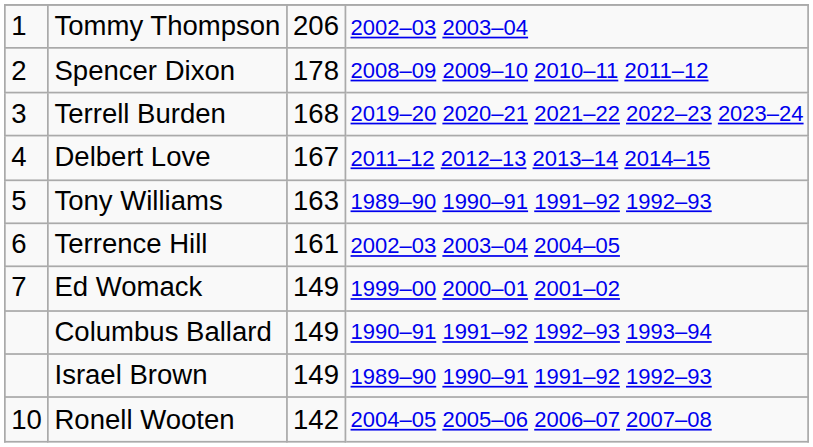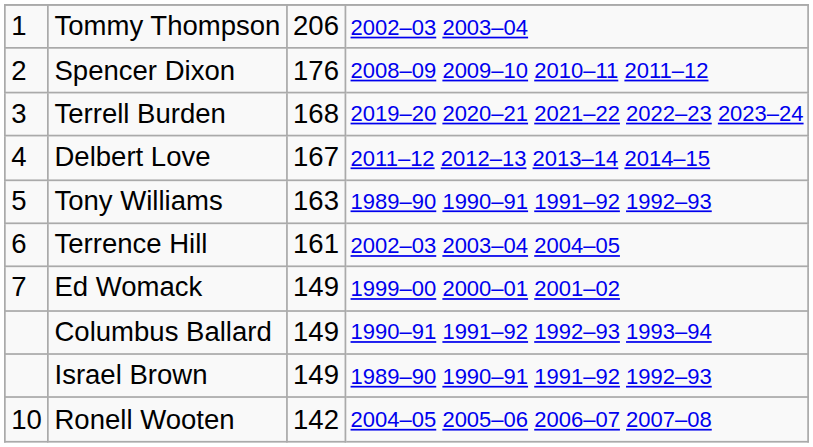(316, 69) 178 -> (316, 69) 176
